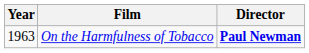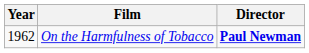(21, 36) 1963 -> (21, 36) 1962
